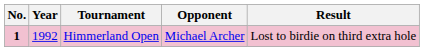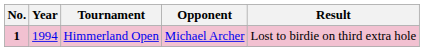(45, 36) 1992 -> (45, 36) 1994
